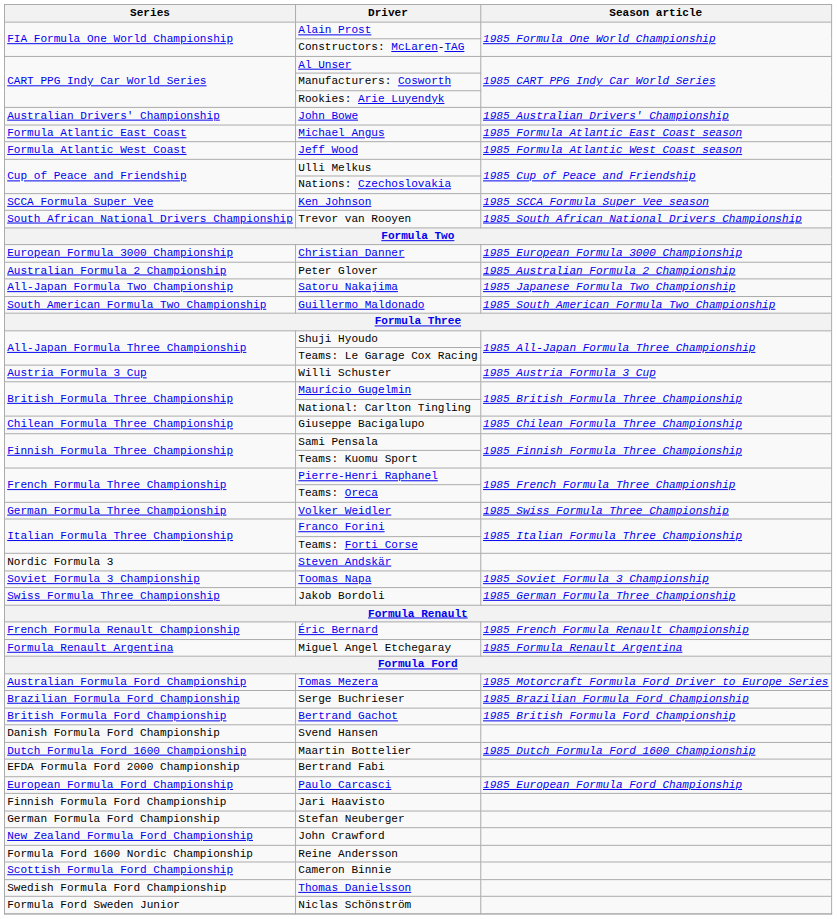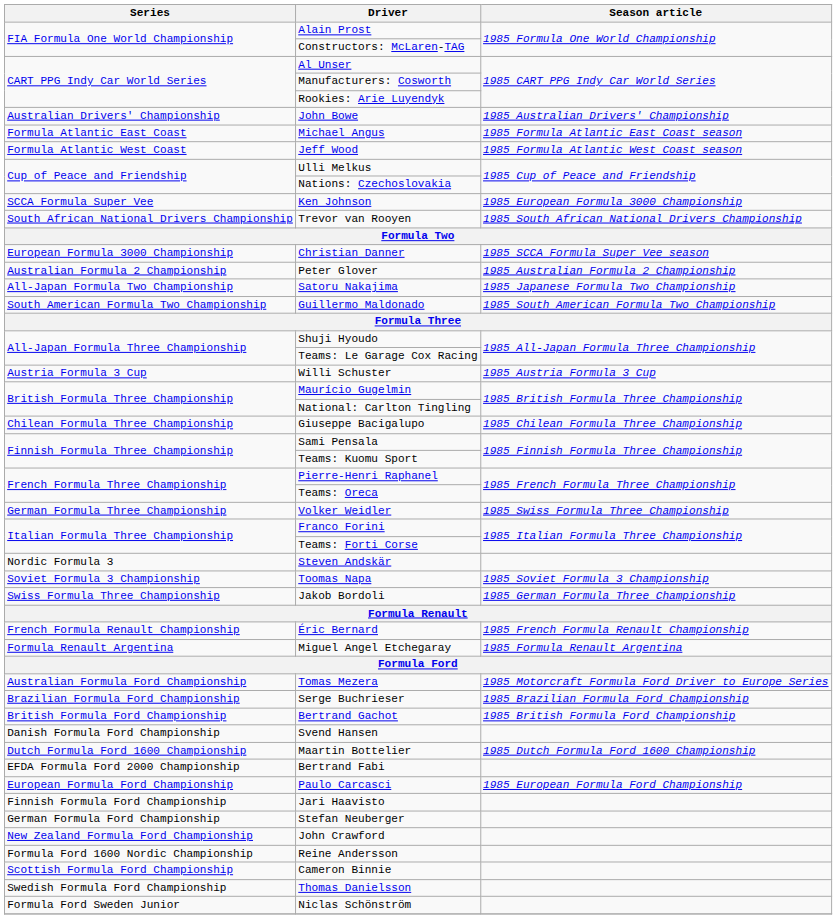(596, 202) 1985 SCCA Formula Super Vee season -> (613, 202) 1985 European Formula 3000 Championship
(613, 253) 1985 European Formula 3000 Championship -> (596, 253) 1985 SCCA Formula Super Vee season
